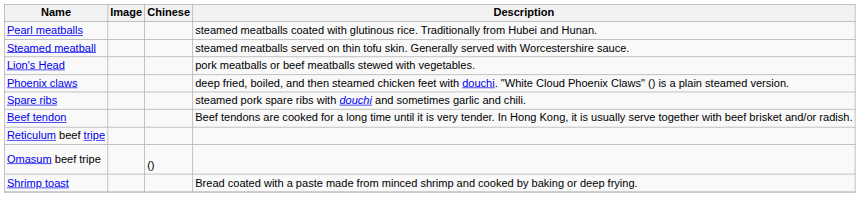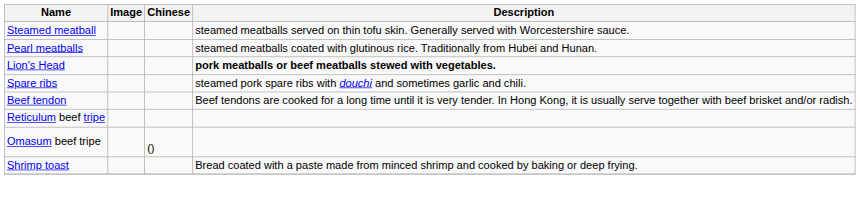rows swapped: (51, 48) <-> (45, 30)
(335, 65) normal -> (346, 65) bold
- row: (42, 83)
